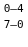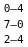+ row: (14, 39)
